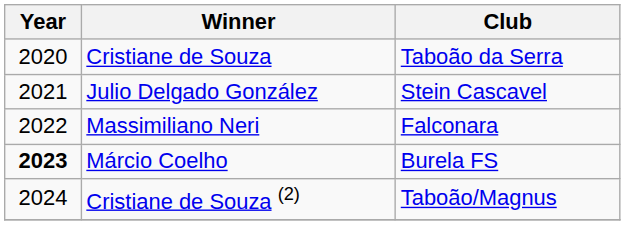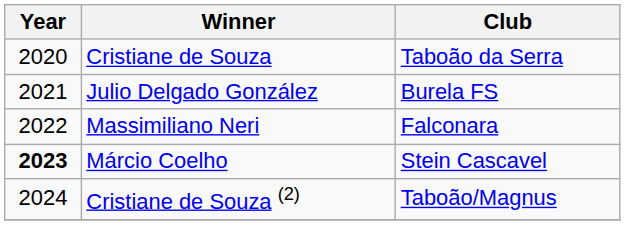(474, 91) Stein Cascavel -> (449, 91) Burela FS
(449, 160) Burela FS -> (474, 160) Stein Cascavel
